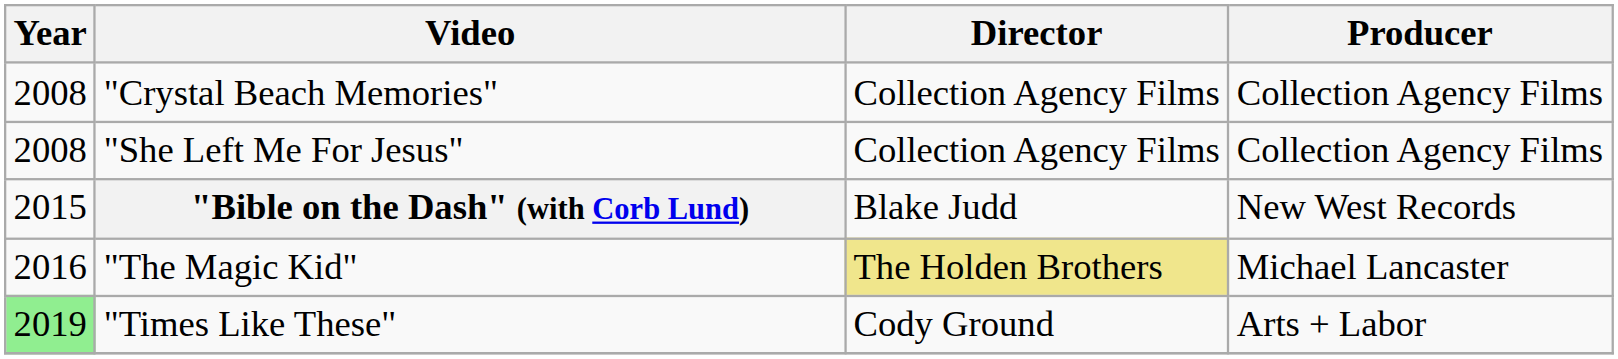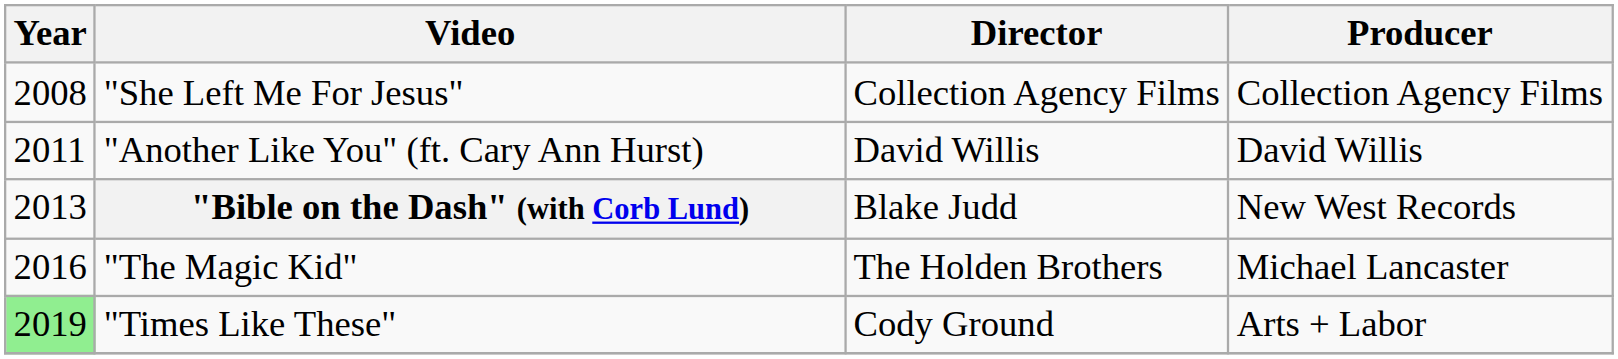- row: (301, 91)
+ row: (404, 149)
(50, 207) 2015 -> (50, 207) 2013
(1008, 265) khaki background -> (1008, 265) no background
